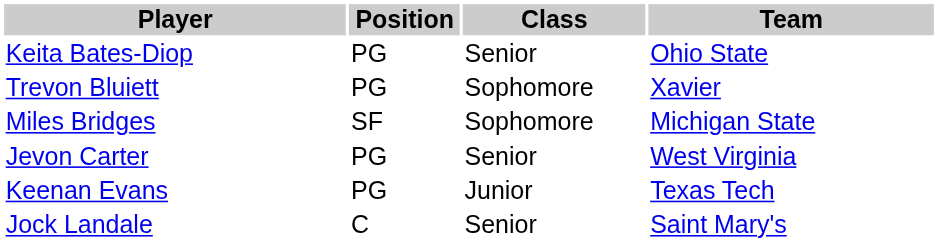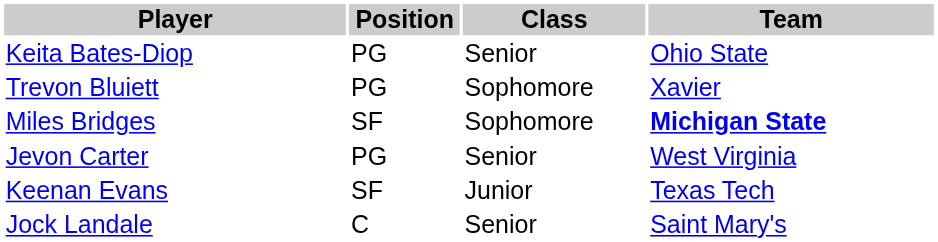(733, 122) normal -> (738, 122) bold
(369, 191) PG -> (367, 191) SF
